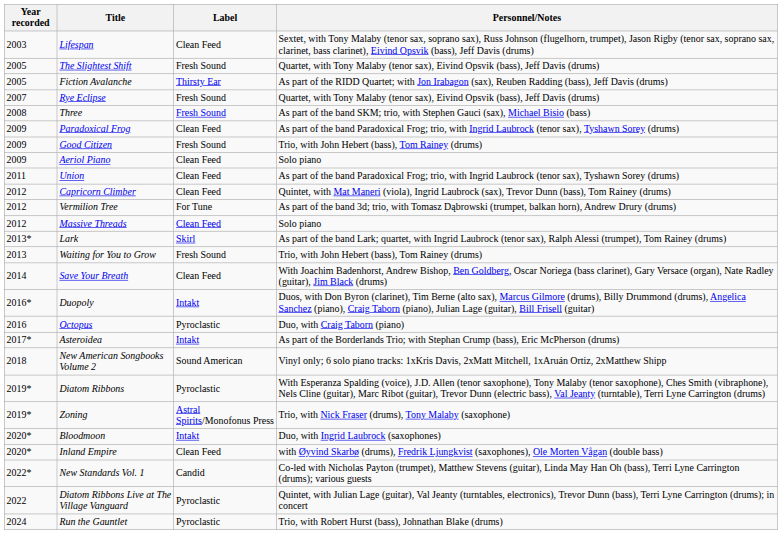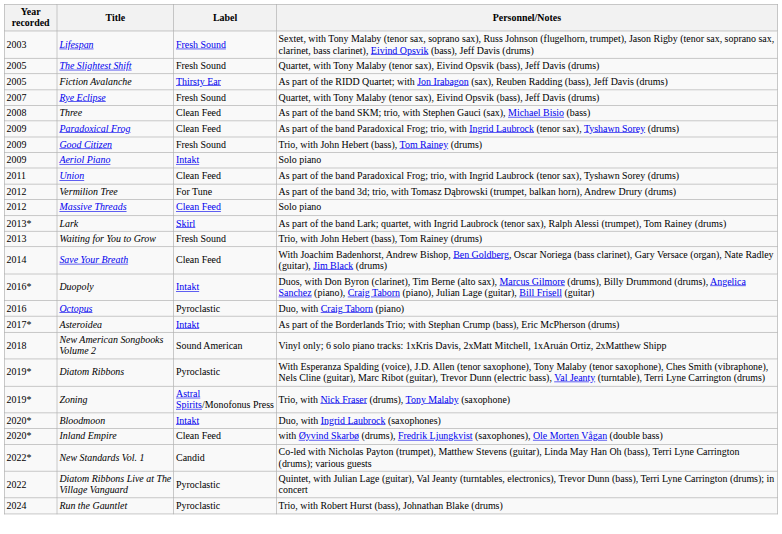(198, 44) Clean Feed -> (201, 44) Fresh Sound
(201, 113) Fresh Sound -> (198, 113) Clean Feed
(198, 160) Clean Feed -> (188, 160) Intakt
- row: (98, 192)
